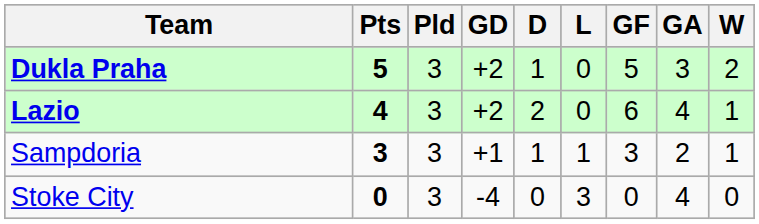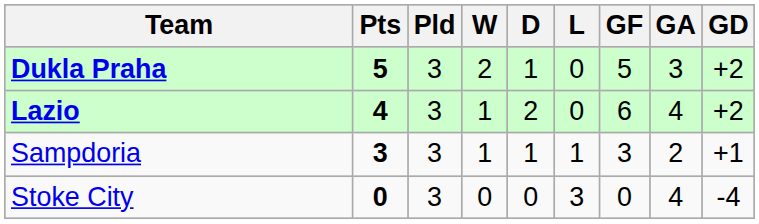columns swapped: (732, 25) <-> (488, 25)
